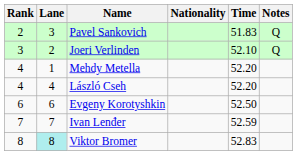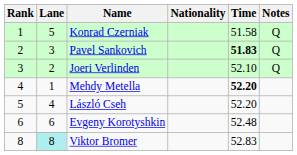+ row: (109, 31)
(244, 31) normal -> (244, 50) bold
(244, 68) normal -> (244, 86) bold
(20, 86) 4 -> (20, 104) 5
(244, 104) 52.50 -> (244, 123) 52.48
- row: (97, 123)
